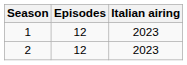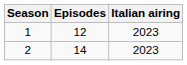(80, 50) 12 -> (80, 50) 14
